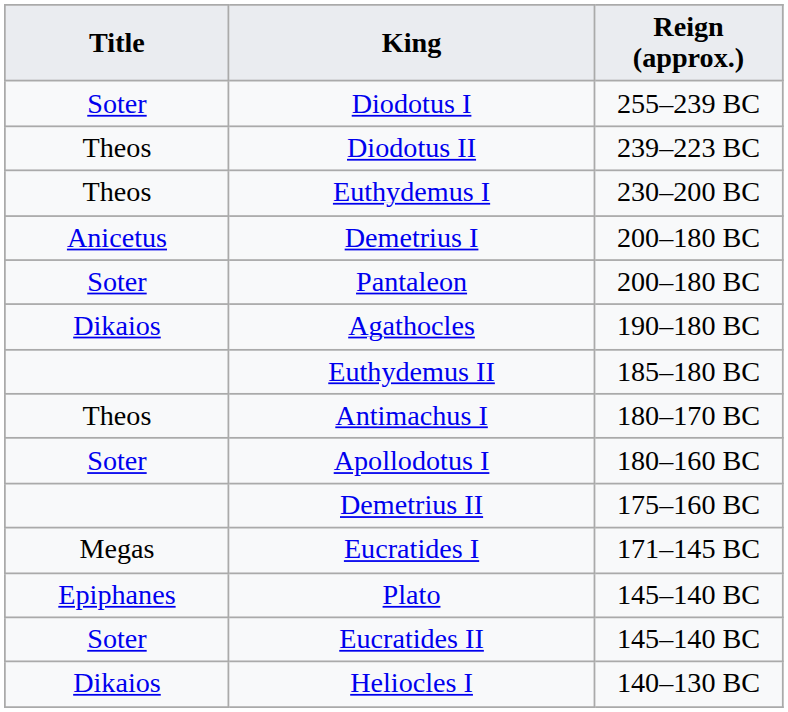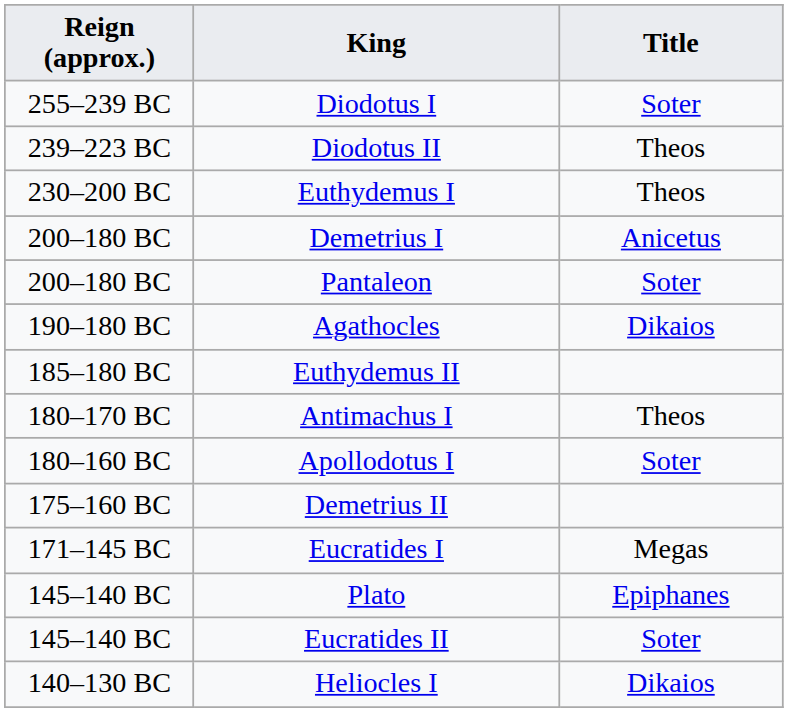columns swapped: (689, 42) <-> (117, 42)
